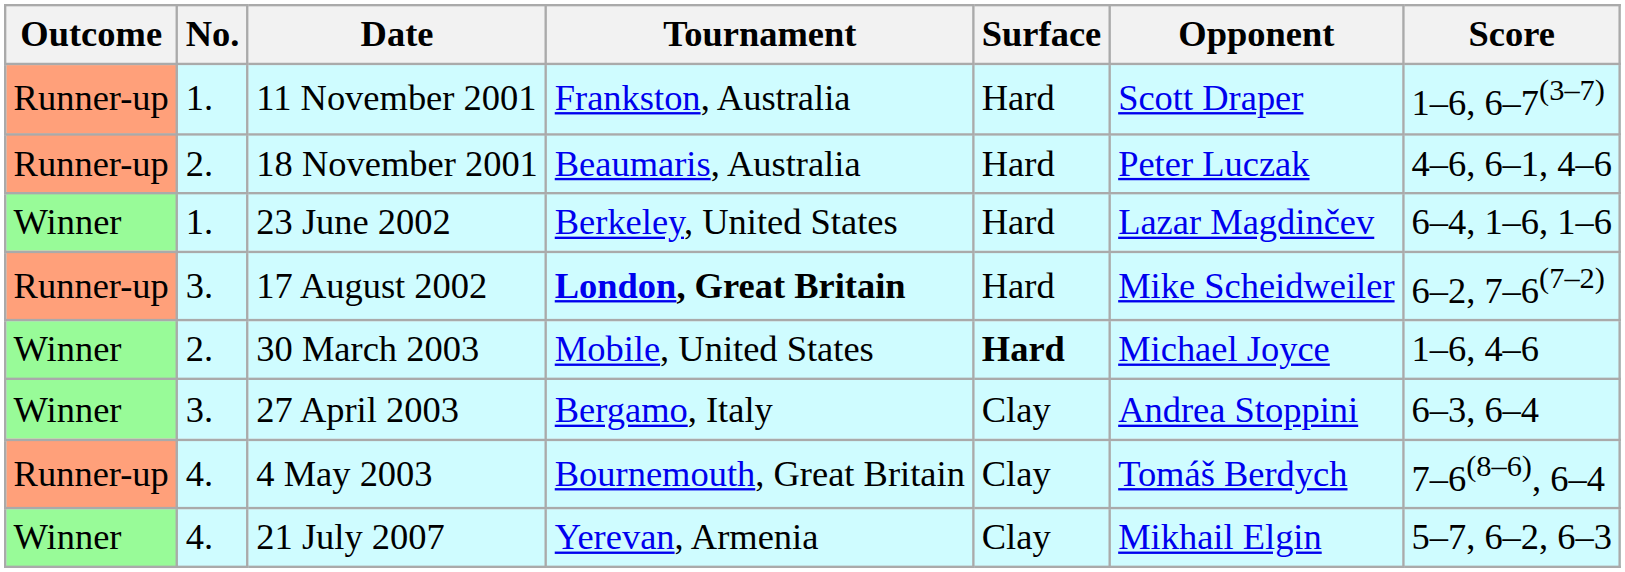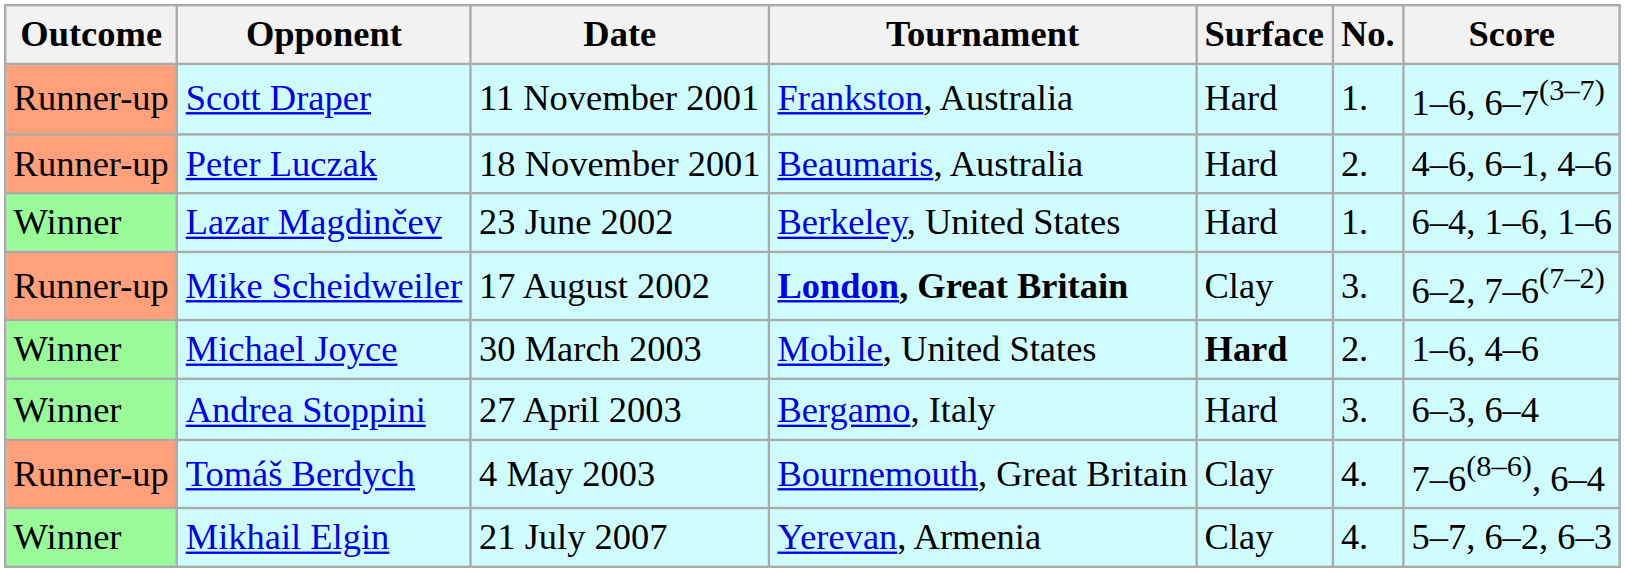columns swapped: (213, 33) <-> (1256, 33)
(1018, 285) Hard -> (1239, 285) Clay
(1016, 408) Clay -> (1241, 408) Hard
